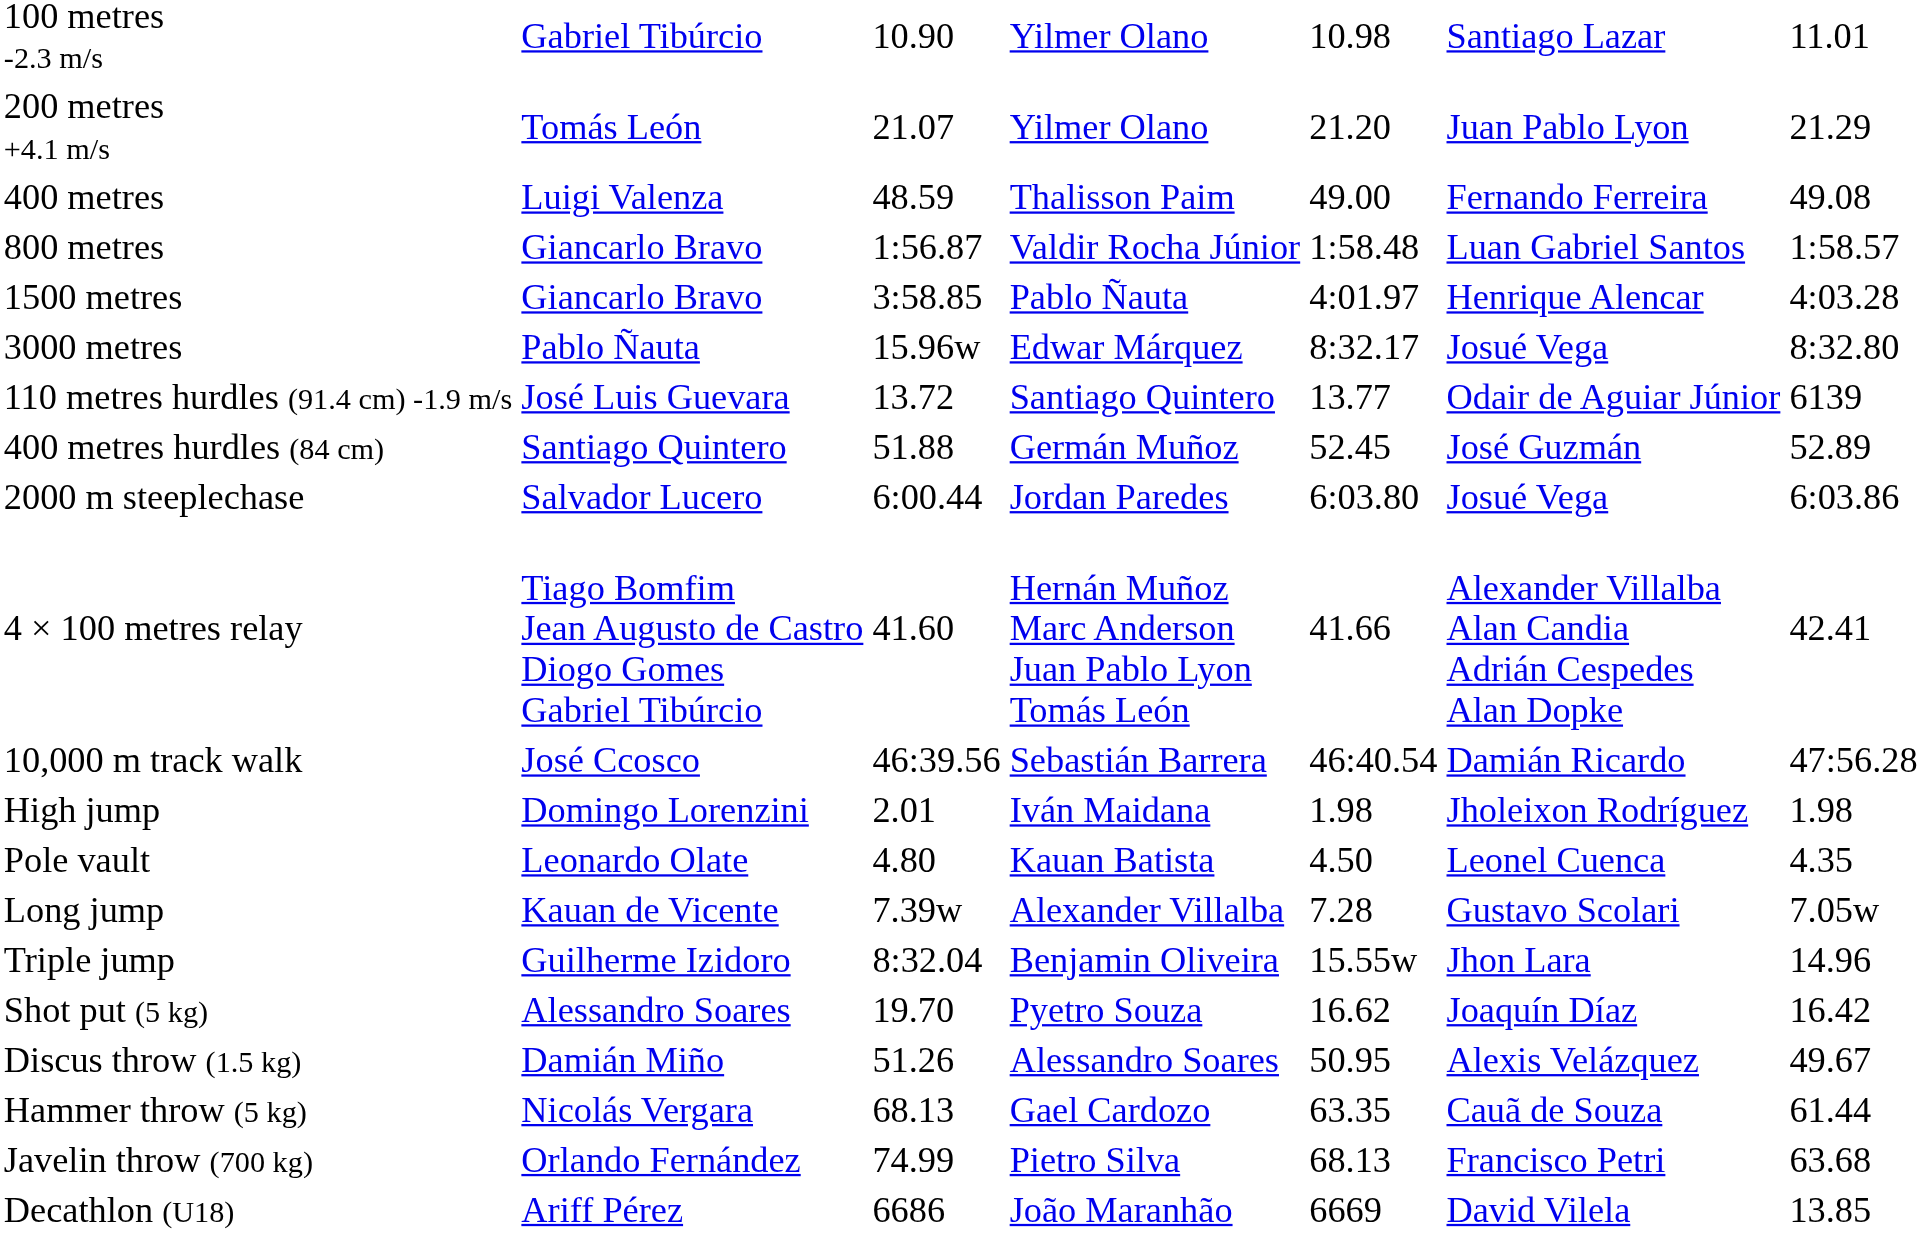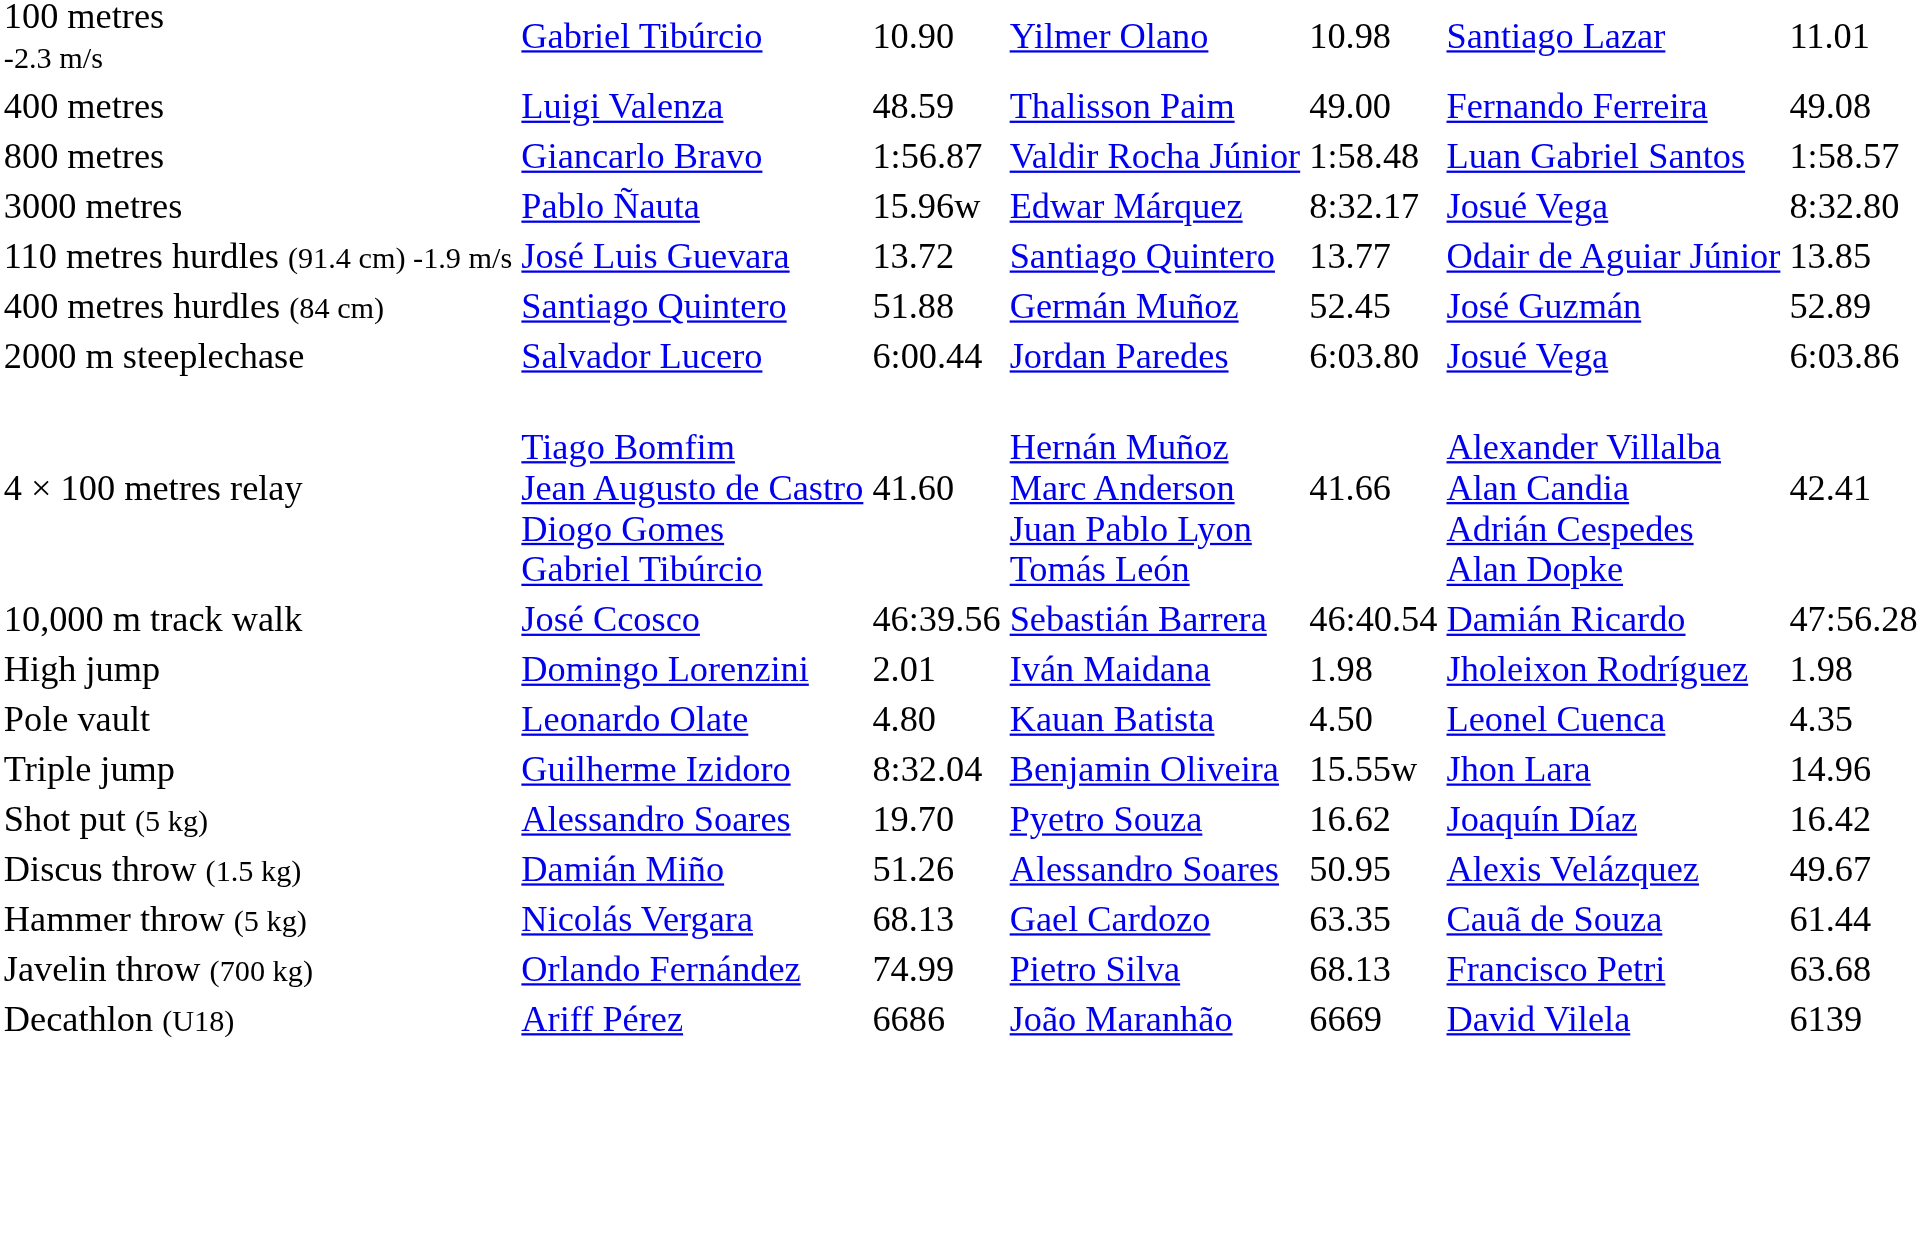- row: (84, 126)
- row: (93, 297)
(1826, 396) 6139 -> (1830, 256) 13.85
- row: (84, 909)
(1830, 1209) 13.85 -> (1826, 1018) 6139
